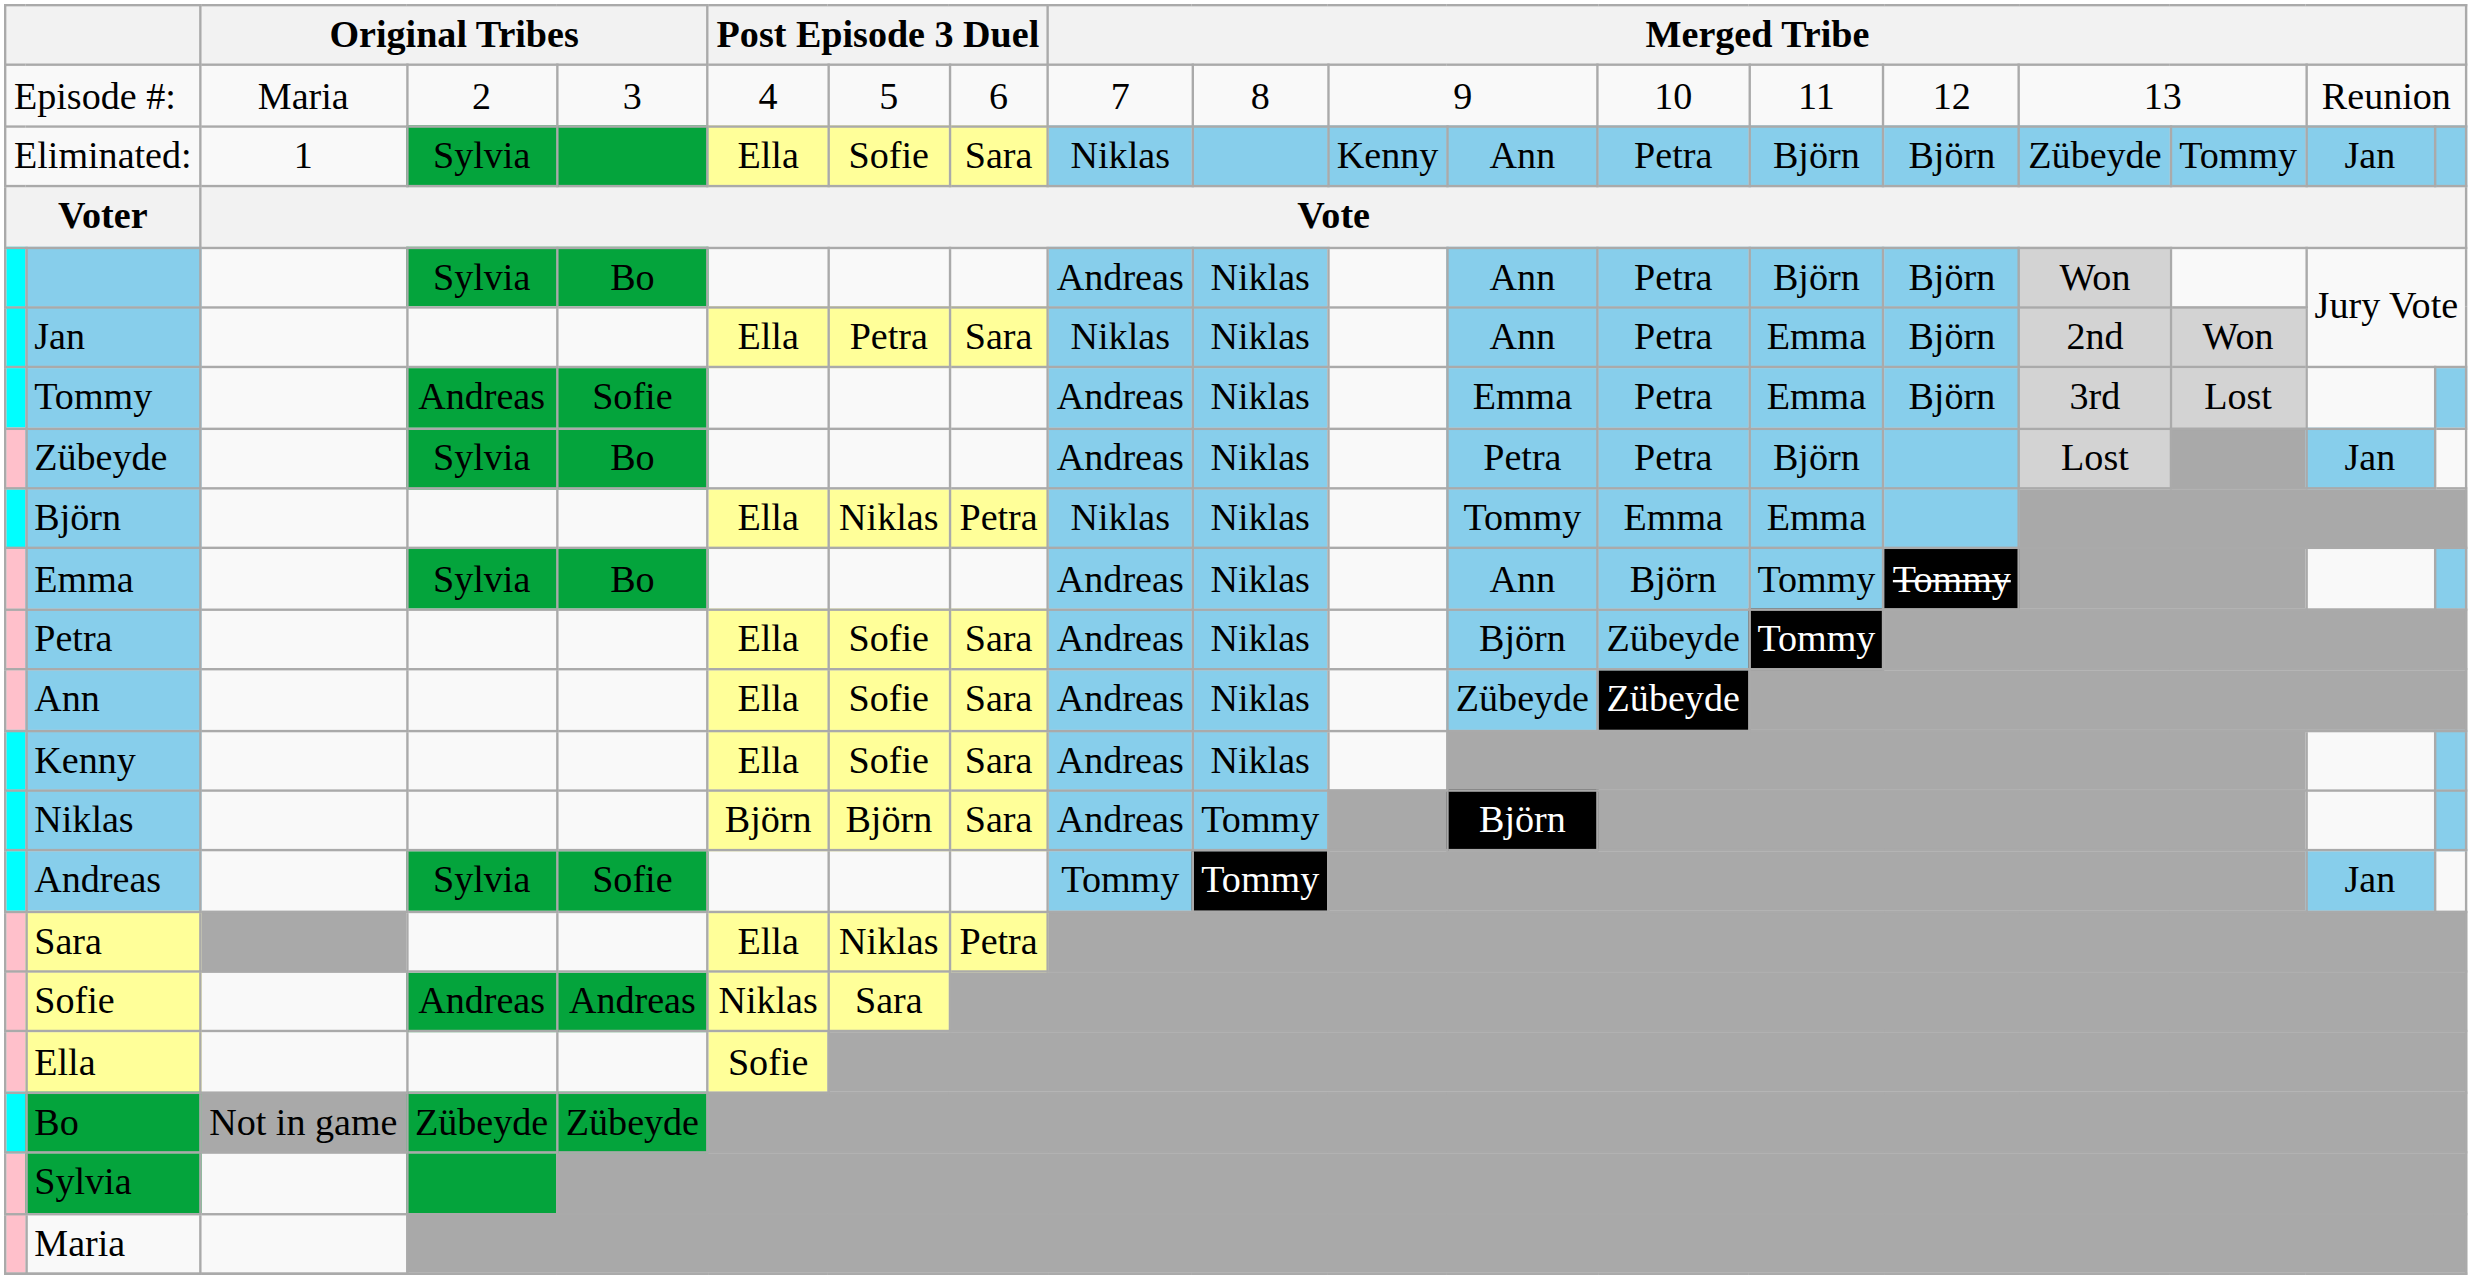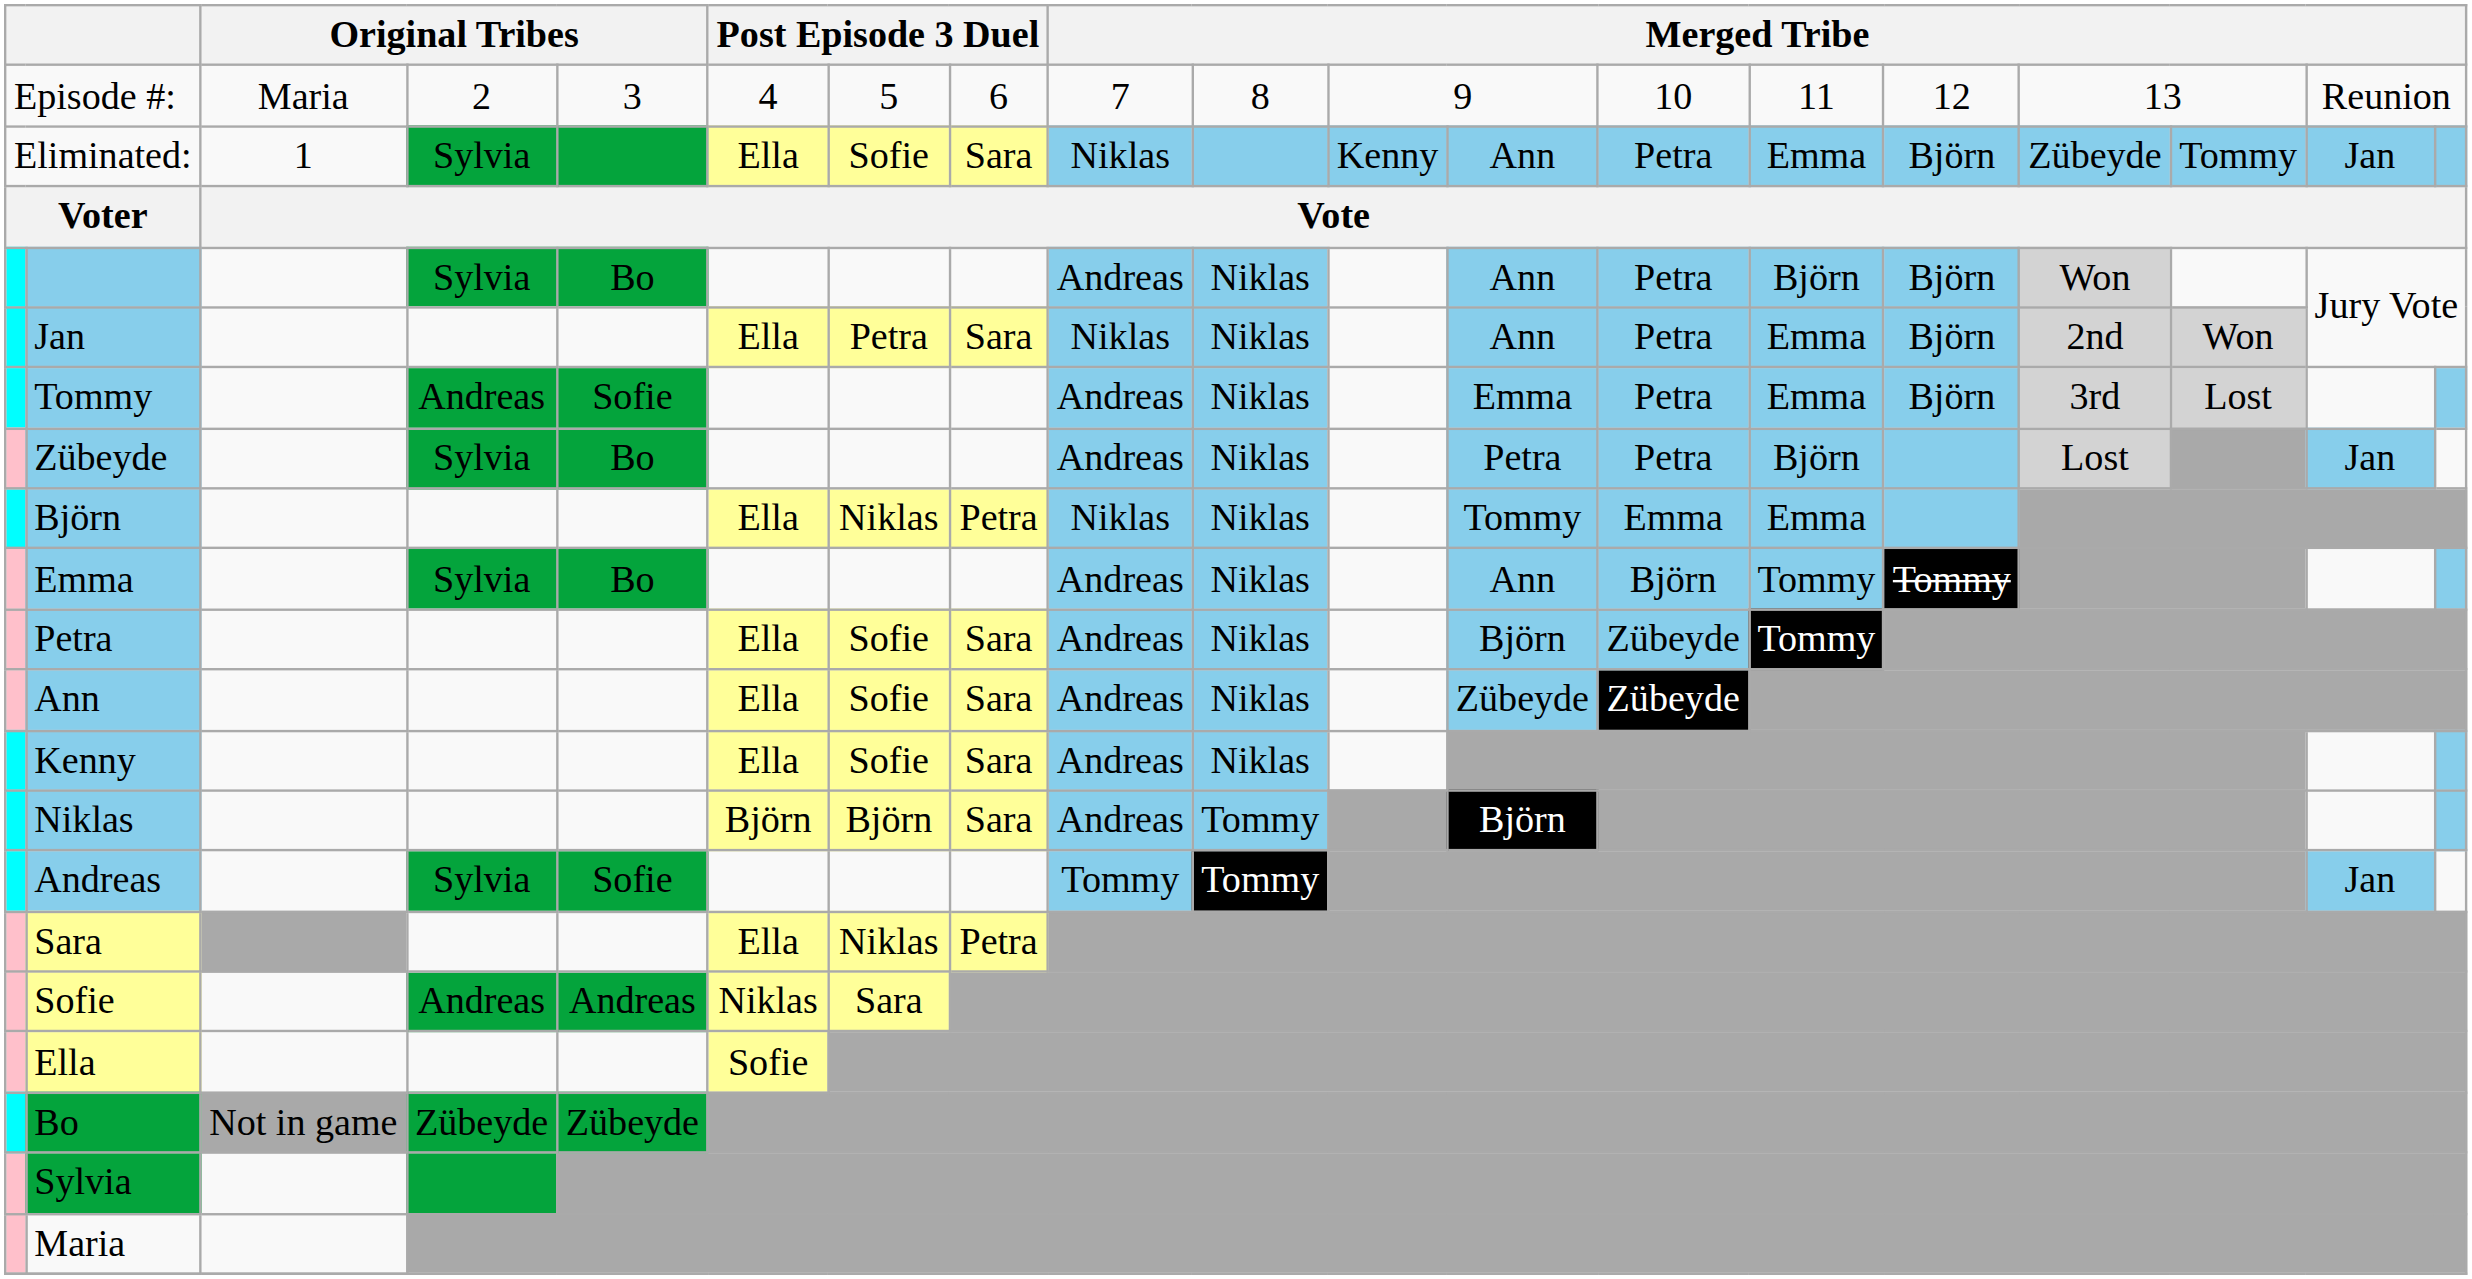(1816, 155) Björn -> (1816, 155) Emma
